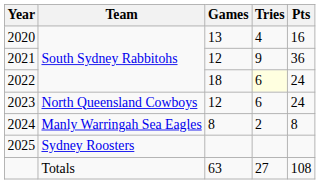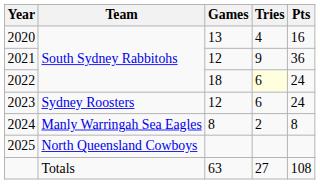(119, 102) North Queensland Cowboys -> (88, 102) Sydney Roosters
(88, 146) Sydney Roosters -> (119, 146) North Queensland Cowboys
